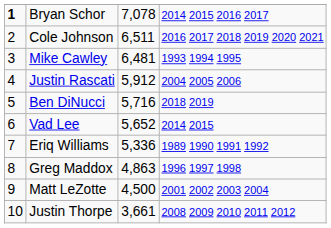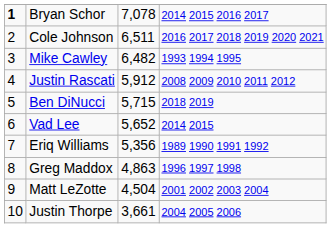(138, 59) 6,481 -> (138, 59) 6,482
(201, 81) 2004 2005 2006 -> (228, 81) 2008 2009 2010 2011 2012
(138, 102) 5,716 -> (138, 102) 5,715
(138, 146) 5,336 -> (138, 146) 5,356
(138, 189) 4,500 -> (138, 189) 4,504
(228, 212) 2008 2009 2010 2011 2012 -> (201, 212) 2004 2005 2006
